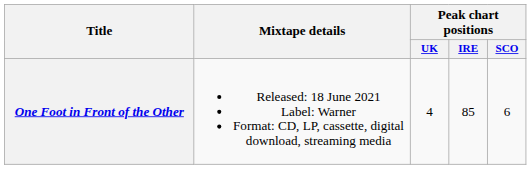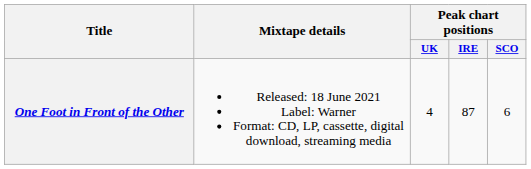(468, 111) 85 -> (468, 111) 87
